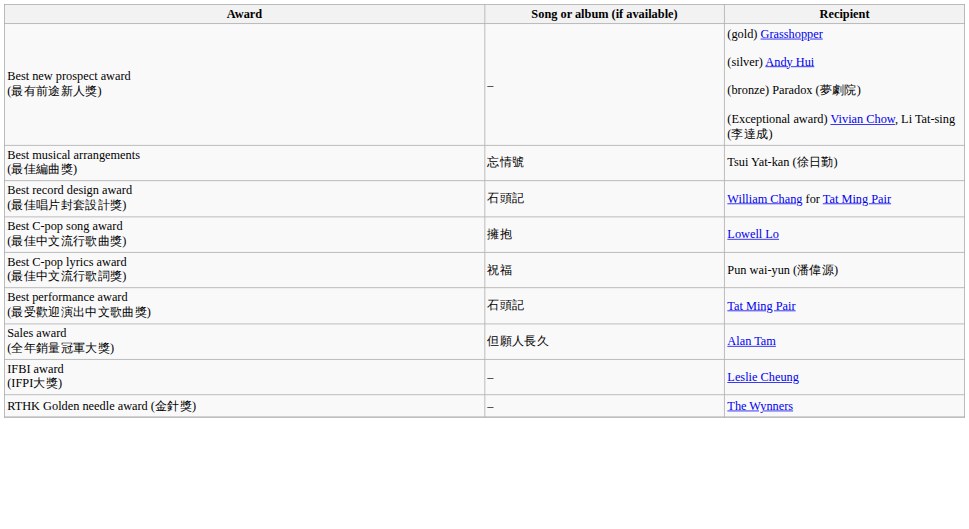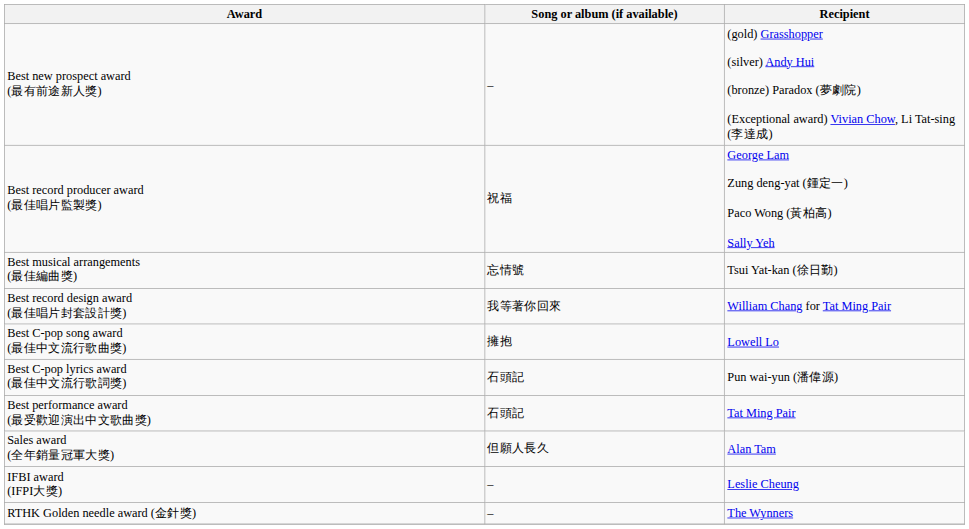+ row: (75, 198)
(506, 198) 石頭記 -> (524, 305) 我等著你回來
(500, 269) 祝福 -> (506, 377) 石頭記
